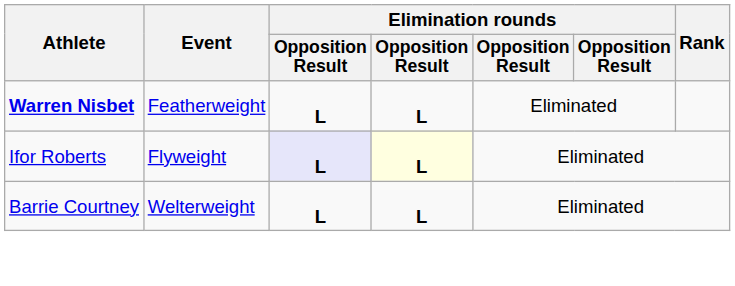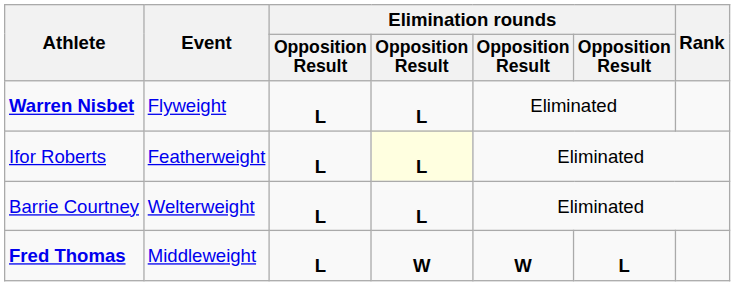(207, 106) Featherweight -> (187, 106) Flyweight
(187, 156) Flyweight -> (207, 156) Featherweight
(320, 167) lavender background -> (320, 167) no background
+ row: (67, 256)
